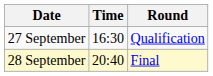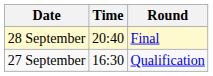rows swapped: (47, 37) <-> (47, 60)
